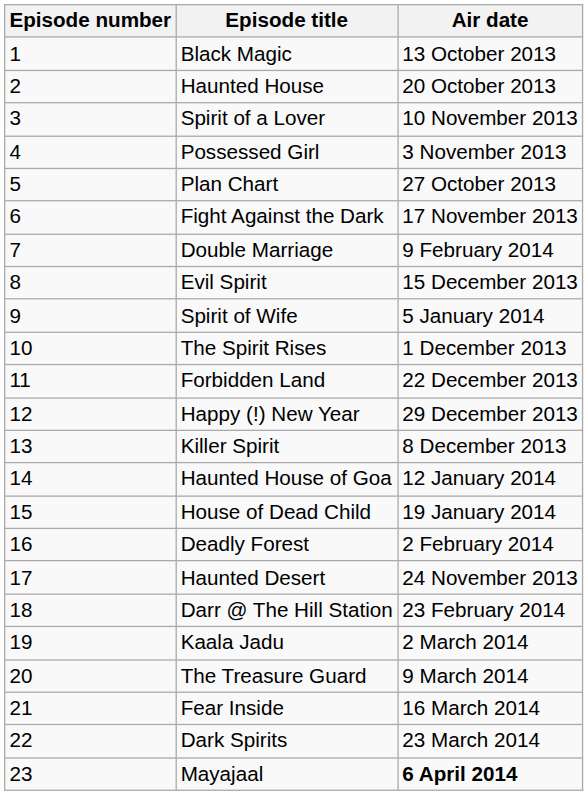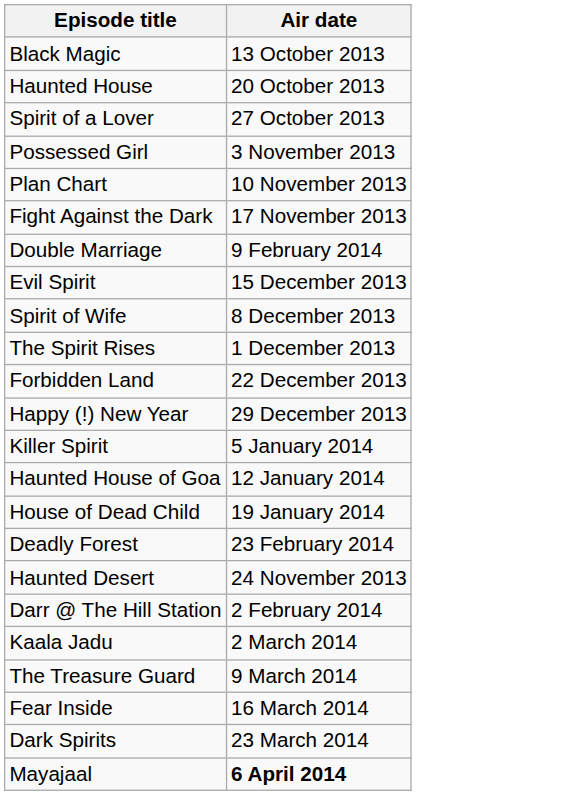- column: (90, 20)
(490, 119) 10 November 2013 -> (308, 119) 27 October 2013
(479, 184) 27 October 2013 -> (319, 184) 10 November 2013
(473, 315) 5 January 2014 -> (313, 315) 8 December 2013
(484, 446) 8 December 2013 -> (302, 446) 5 January 2014
(478, 544) 2 February 2014 -> (313, 544) 23 February 2014
(484, 610) 23 February 2014 -> (307, 610) 2 February 2014
